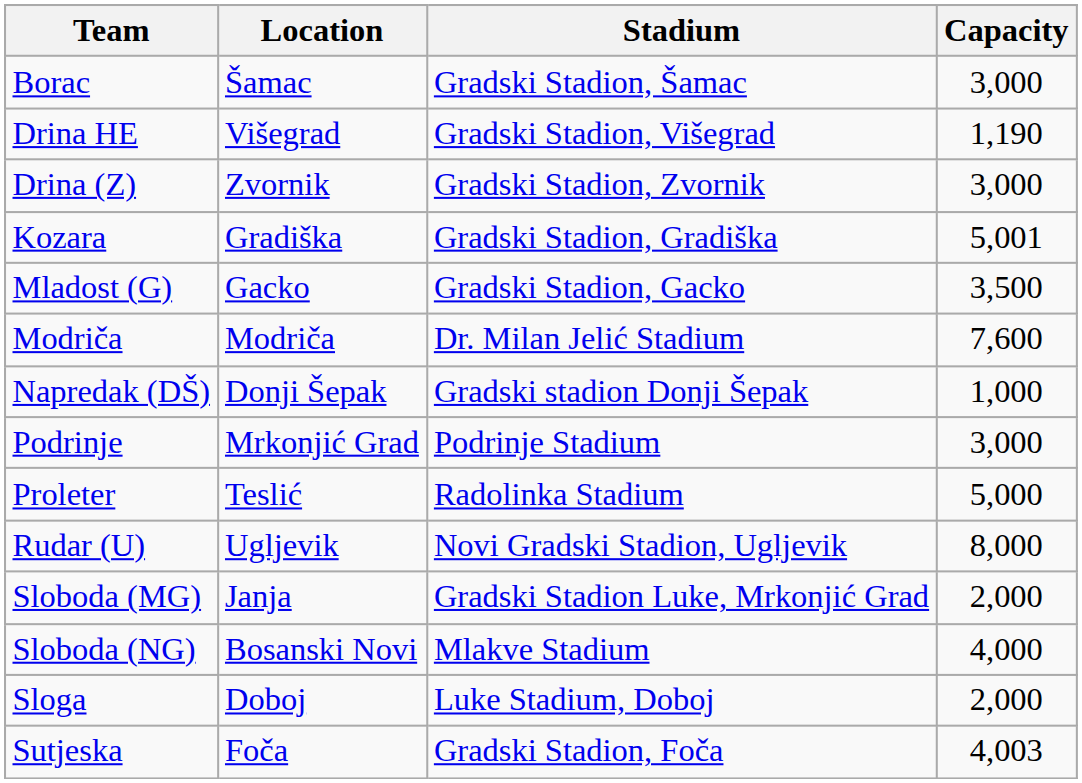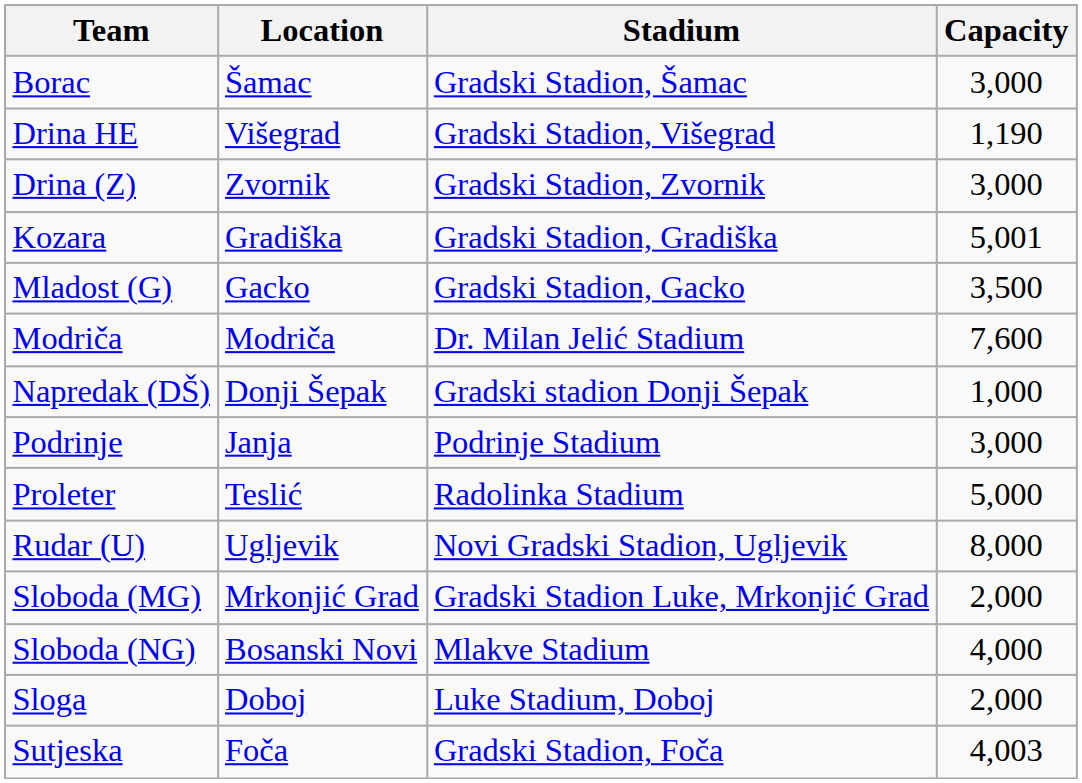(322, 442) Mrkonjić Grad -> (258, 442) Janja
(258, 596) Janja -> (322, 596) Mrkonjić Grad
